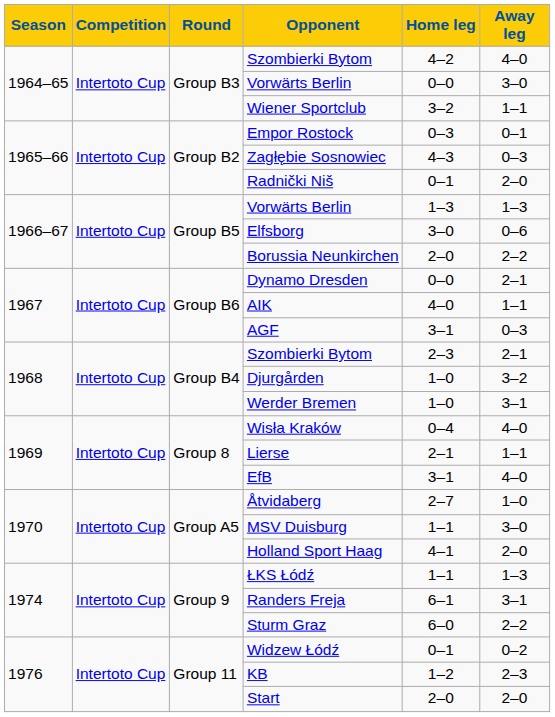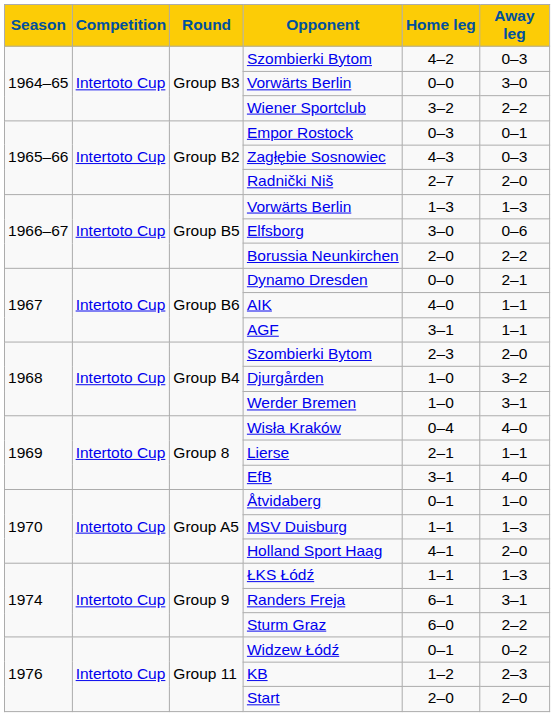(514, 58) 4–0 -> (514, 58) 0–3
(514, 108) 1–1 -> (514, 108) 2–2
(441, 181) 0–1 -> (441, 181) 2–7
(514, 329) 0–3 -> (514, 329) 1–1
(514, 354) 2–1 -> (514, 354) 2–0
(441, 501) 2–7 -> (441, 501) 0–1
(514, 526) 3–0 -> (514, 526) 1–3
